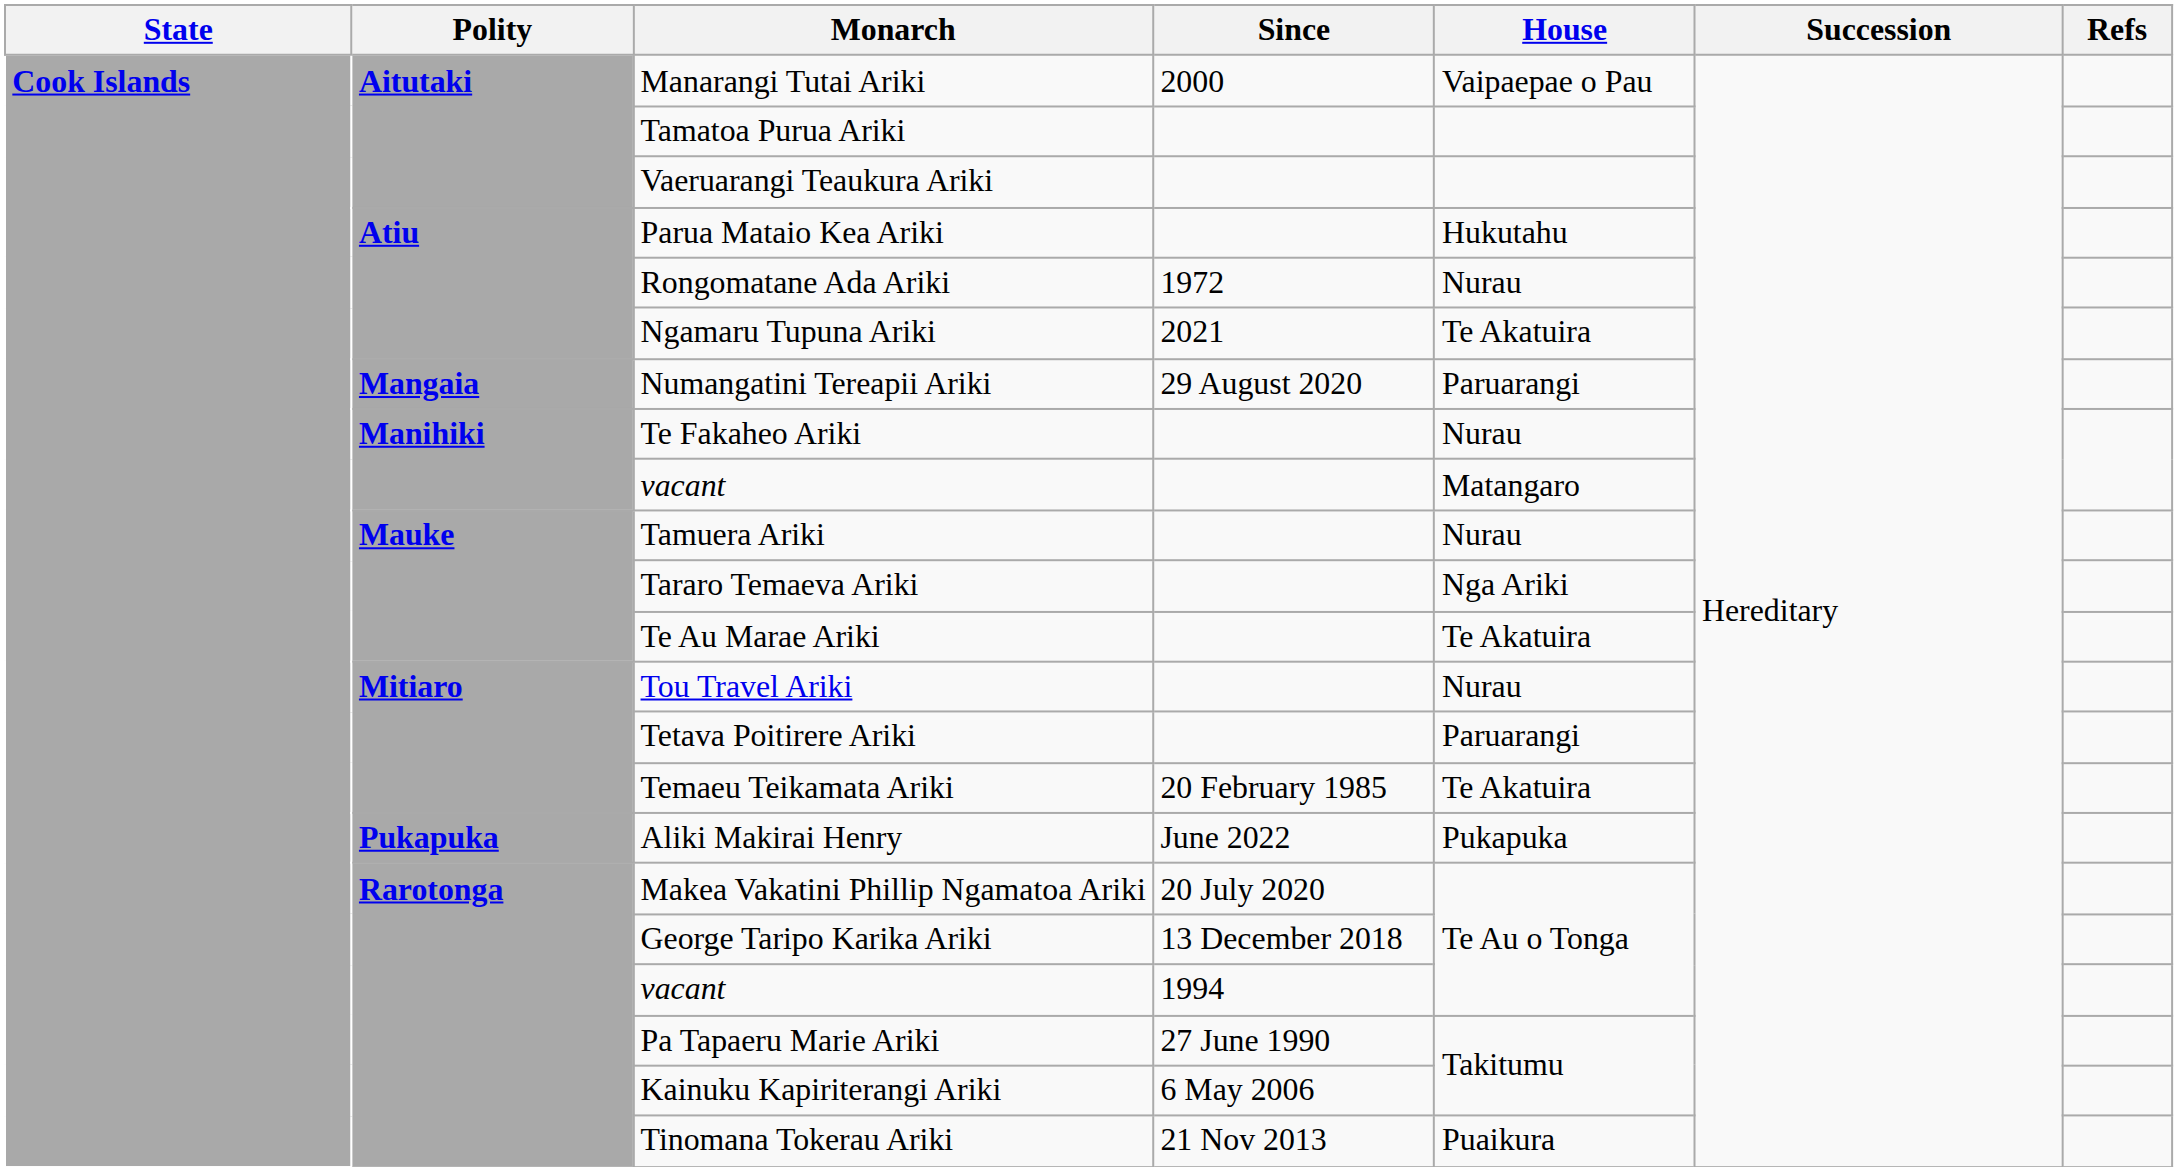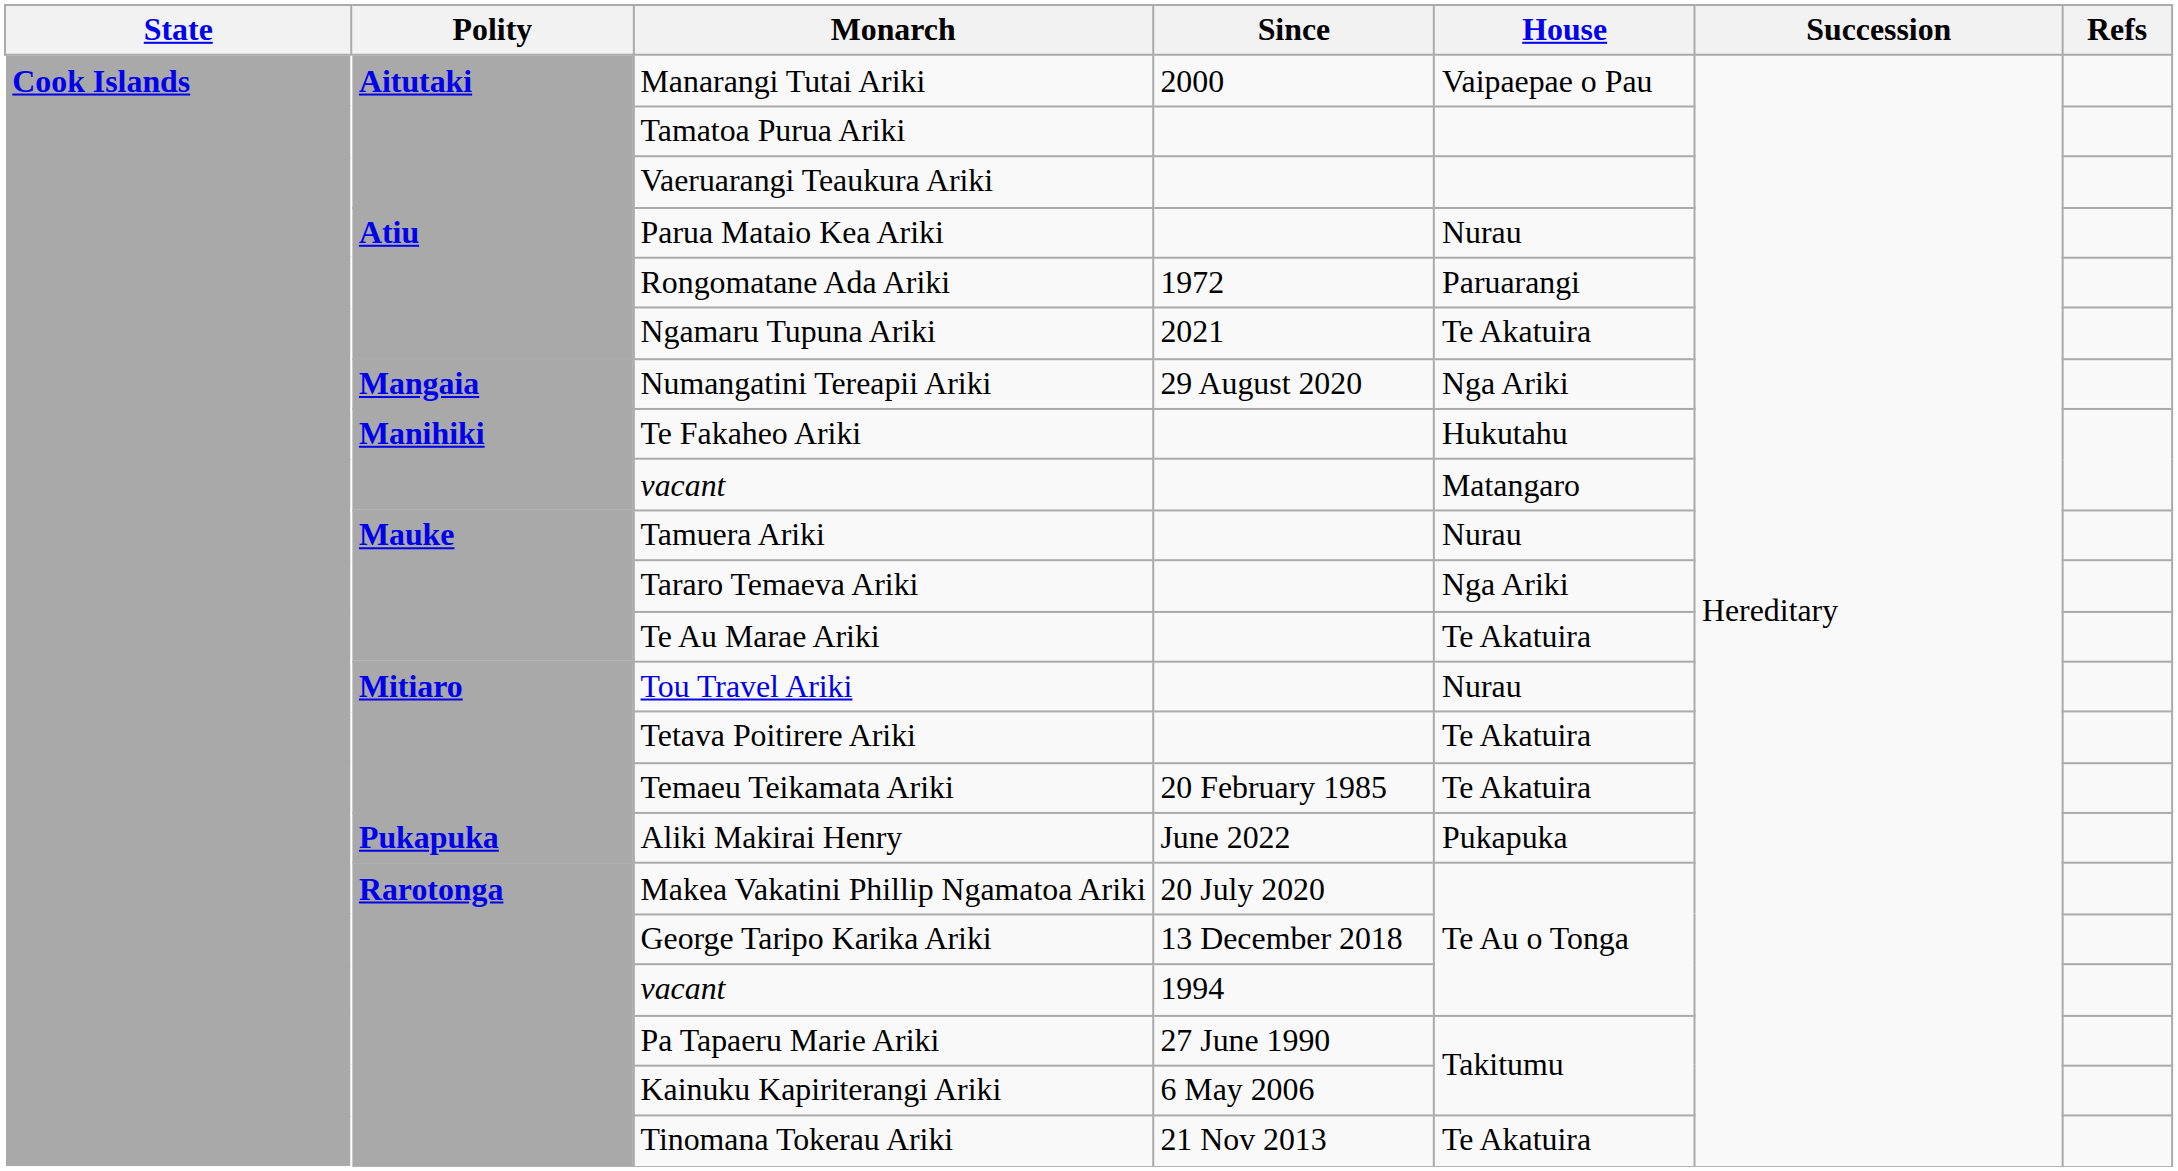(1505, 231) Hukutahu -> (1482, 231) Nurau
(1482, 282) Nurau -> (1511, 282) Paruarangi
(1511, 383) Paruarangi -> (1505, 383) Nga Ariki
(1482, 433) Nurau -> (1505, 433) Hukutahu
(1511, 736) Paruarangi -> (1517, 736) Te Akatuira
(1499, 1140) Puaikura -> (1517, 1140) Te Akatuira
